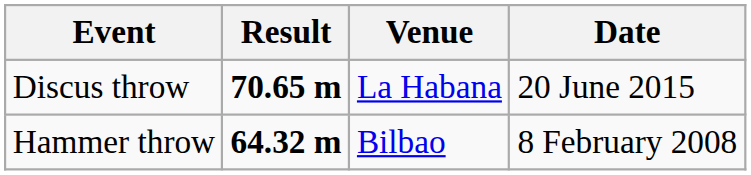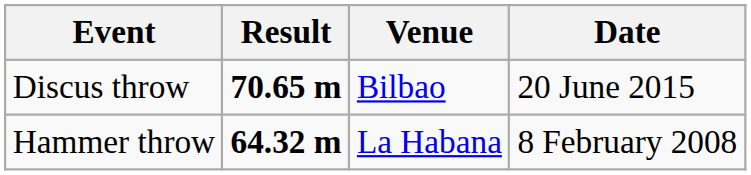(429, 87) La Habana -> (401, 87) Bilbao
(401, 141) Bilbao -> (429, 141) La Habana
